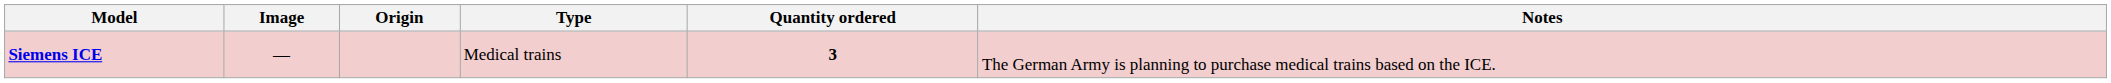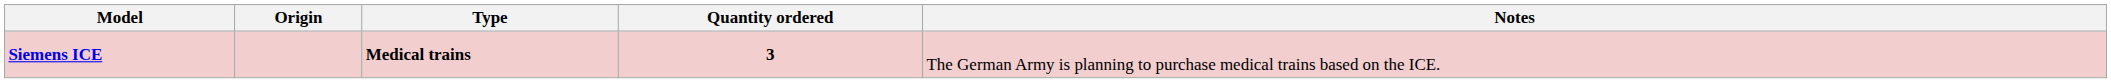- column: (282, 17)
(512, 54) normal -> (418, 54) bold
